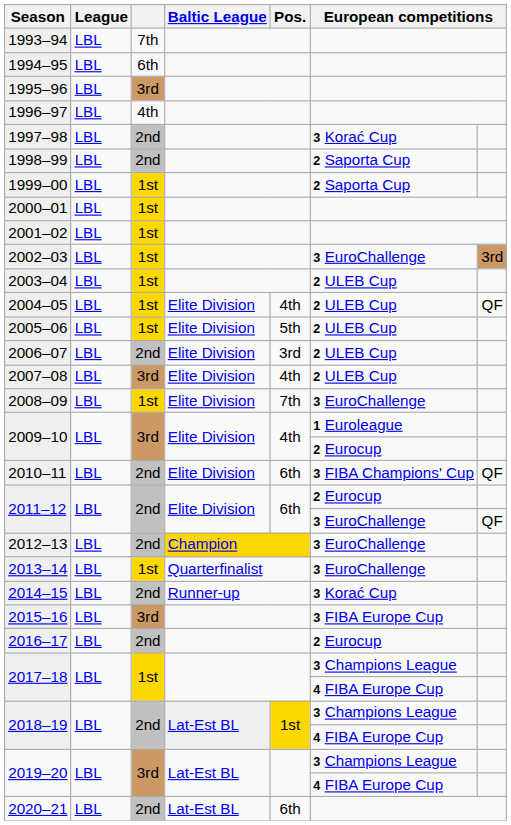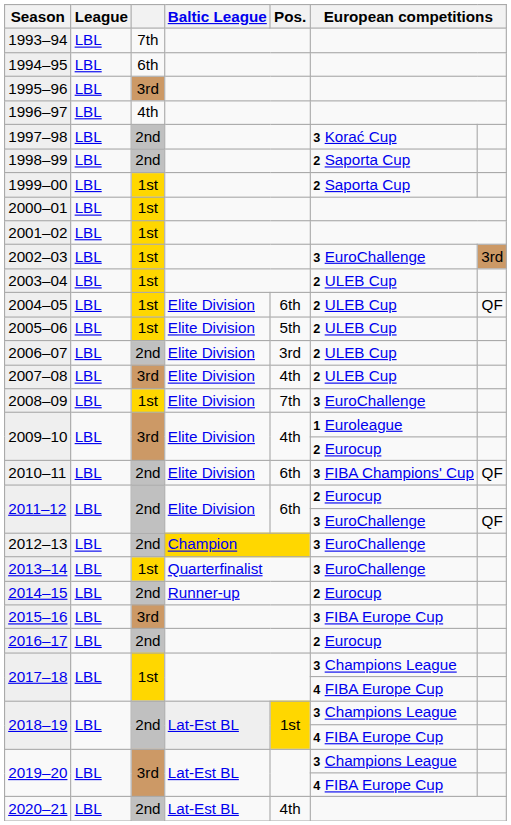(290, 304) 4th -> (290, 304) 6th
(355, 592) 3 Korać Cup -> (347, 592) 2 Eurocup
(290, 808) 6th -> (290, 808) 4th
